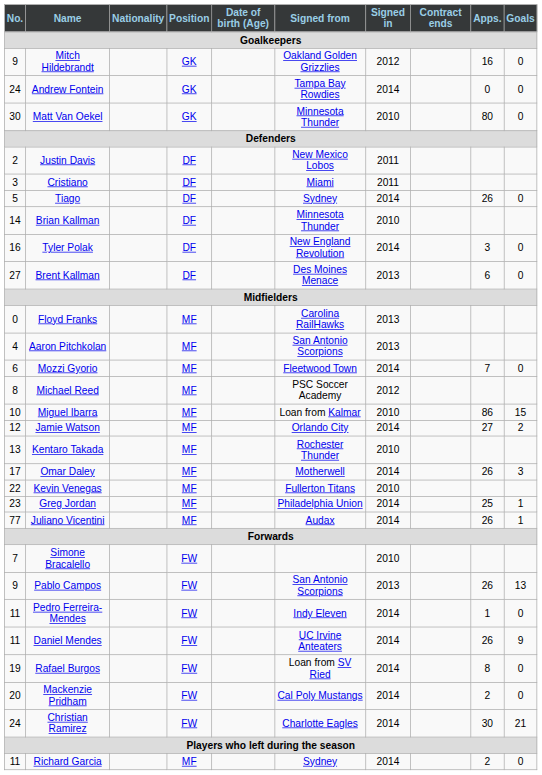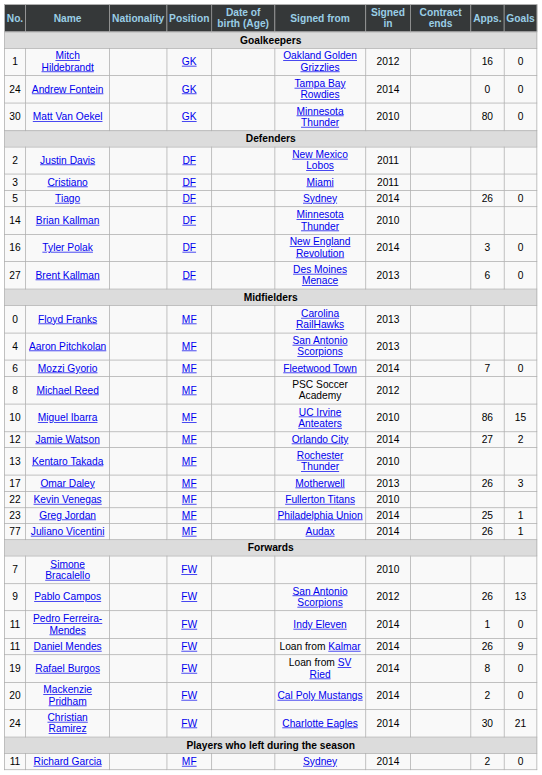(15, 62) 9 -> (15, 62) 1
(320, 412) Loan from Kalmar -> (320, 418) UC Irvine Anteaters
(388, 472) 2014 -> (388, 484) 2013
(388, 586) 2013 -> (388, 598) 2012
(320, 641) UC Irvine Anteaters -> (320, 647) Loan from Kalmar
